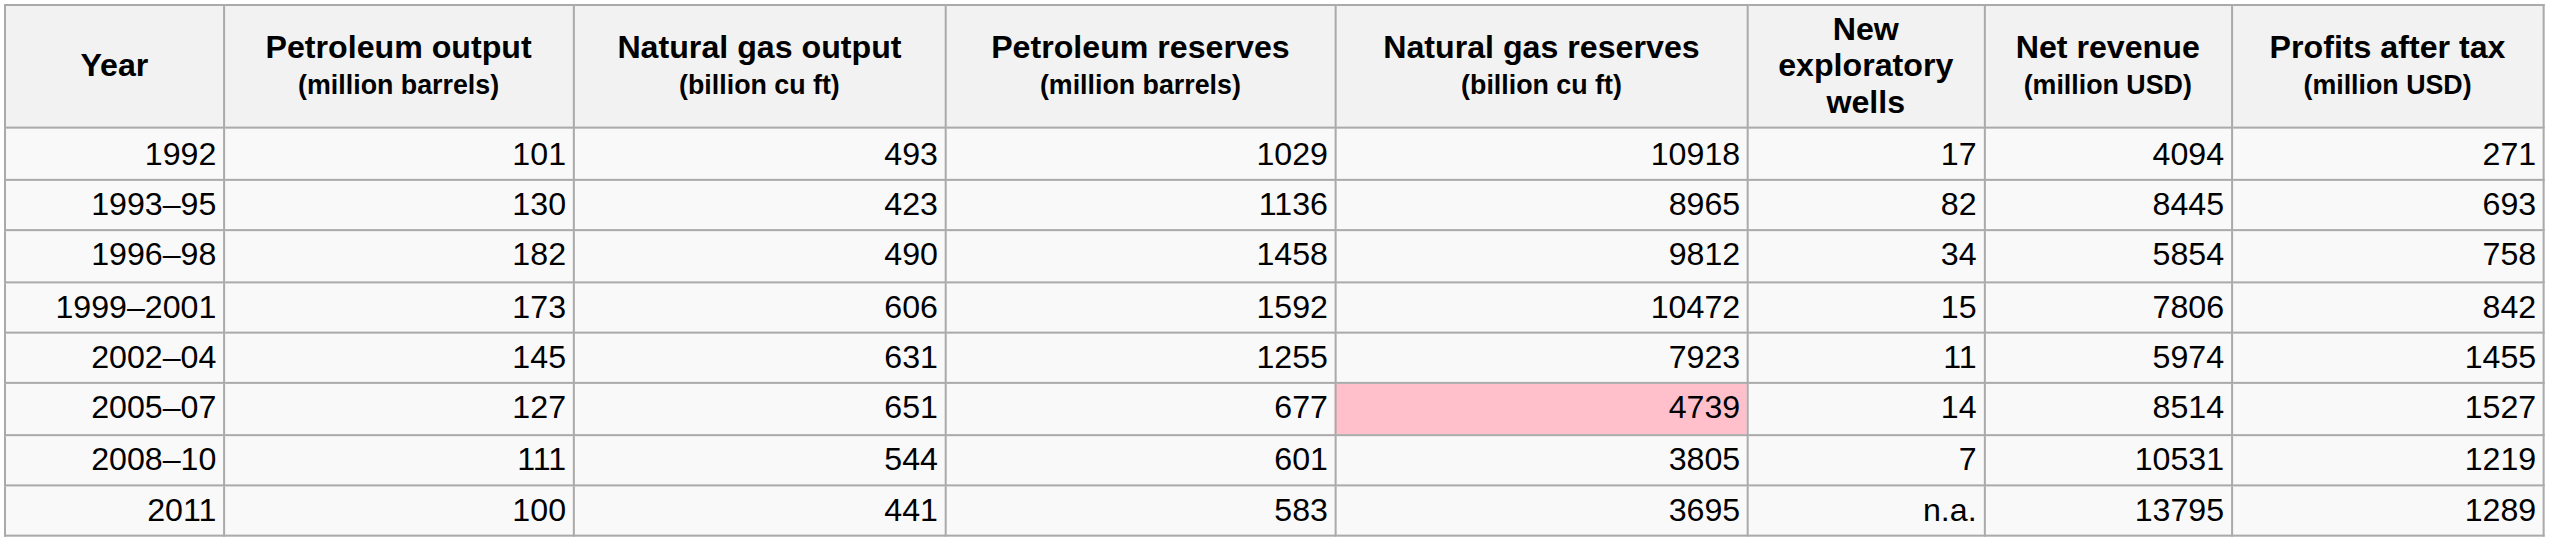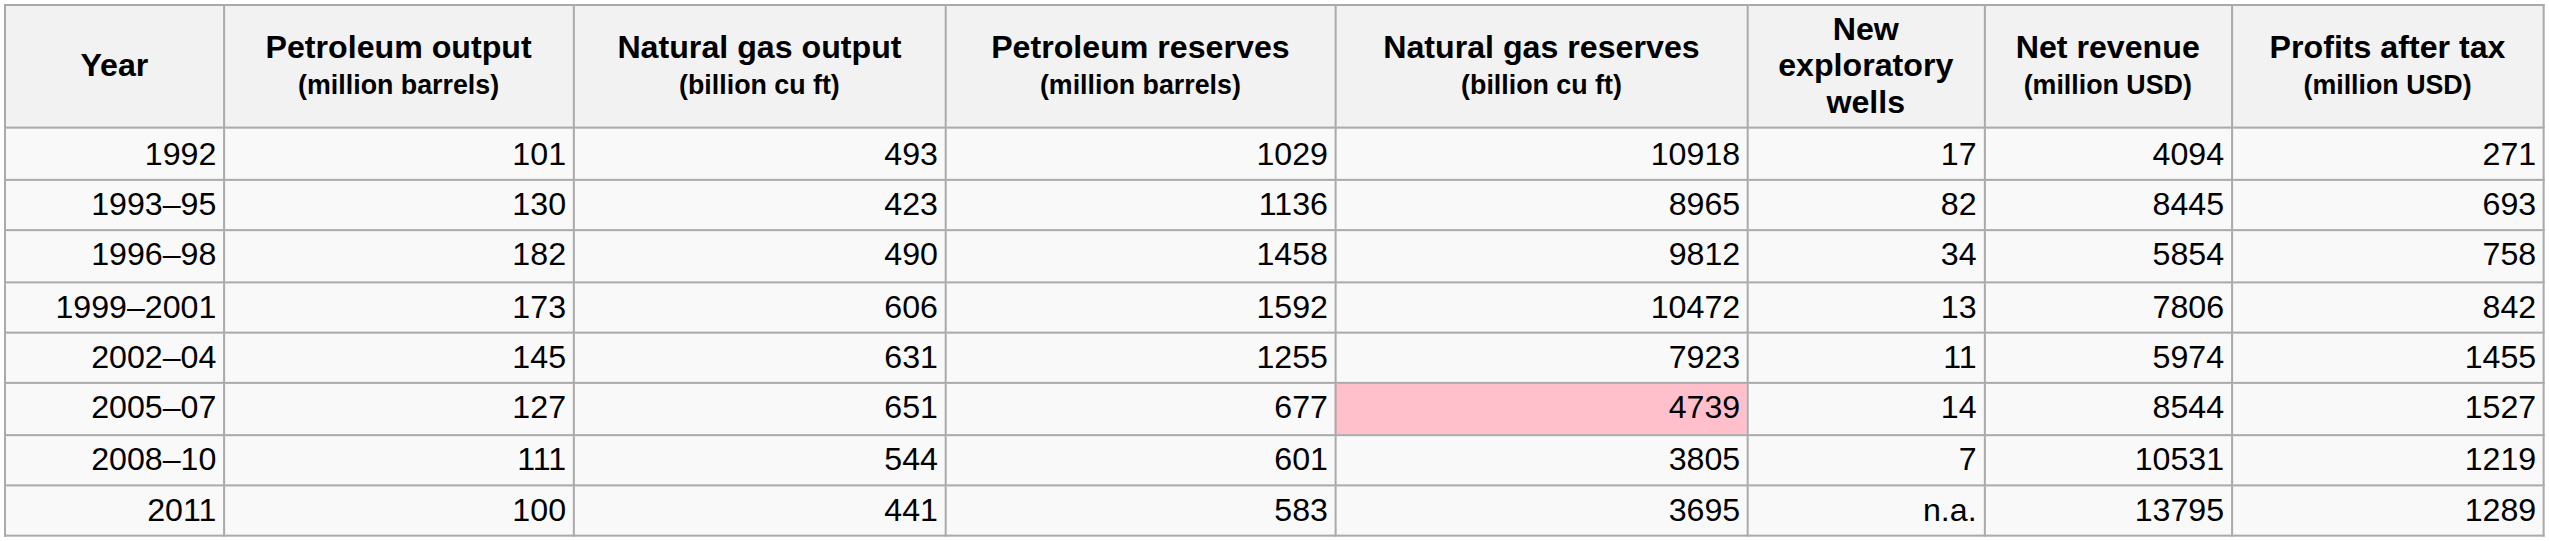(1959, 306) 15 -> (1959, 306) 13
(2188, 408) 8514 -> (2188, 408) 8544
